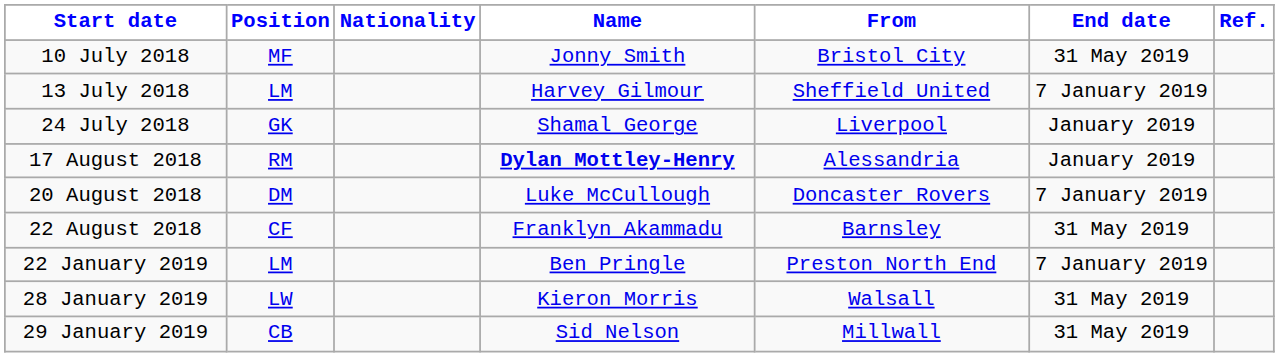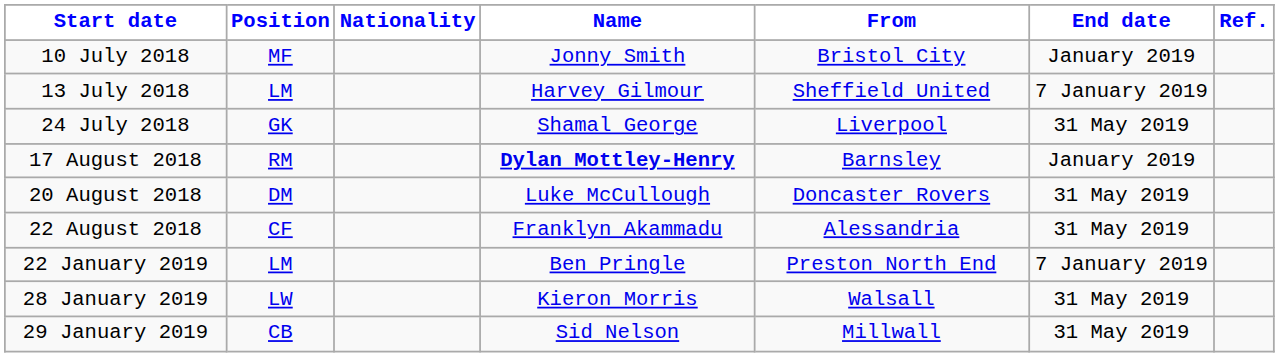(1121, 56) 31 May 2019 -> (1121, 56) January 2019
(1121, 126) January 2019 -> (1121, 126) 31 May 2019
(891, 160) Alessandria -> (891, 160) Barnsley
(1121, 195) 7 January 2019 -> (1121, 195) 31 May 2019
(891, 229) Barnsley -> (891, 229) Alessandria
